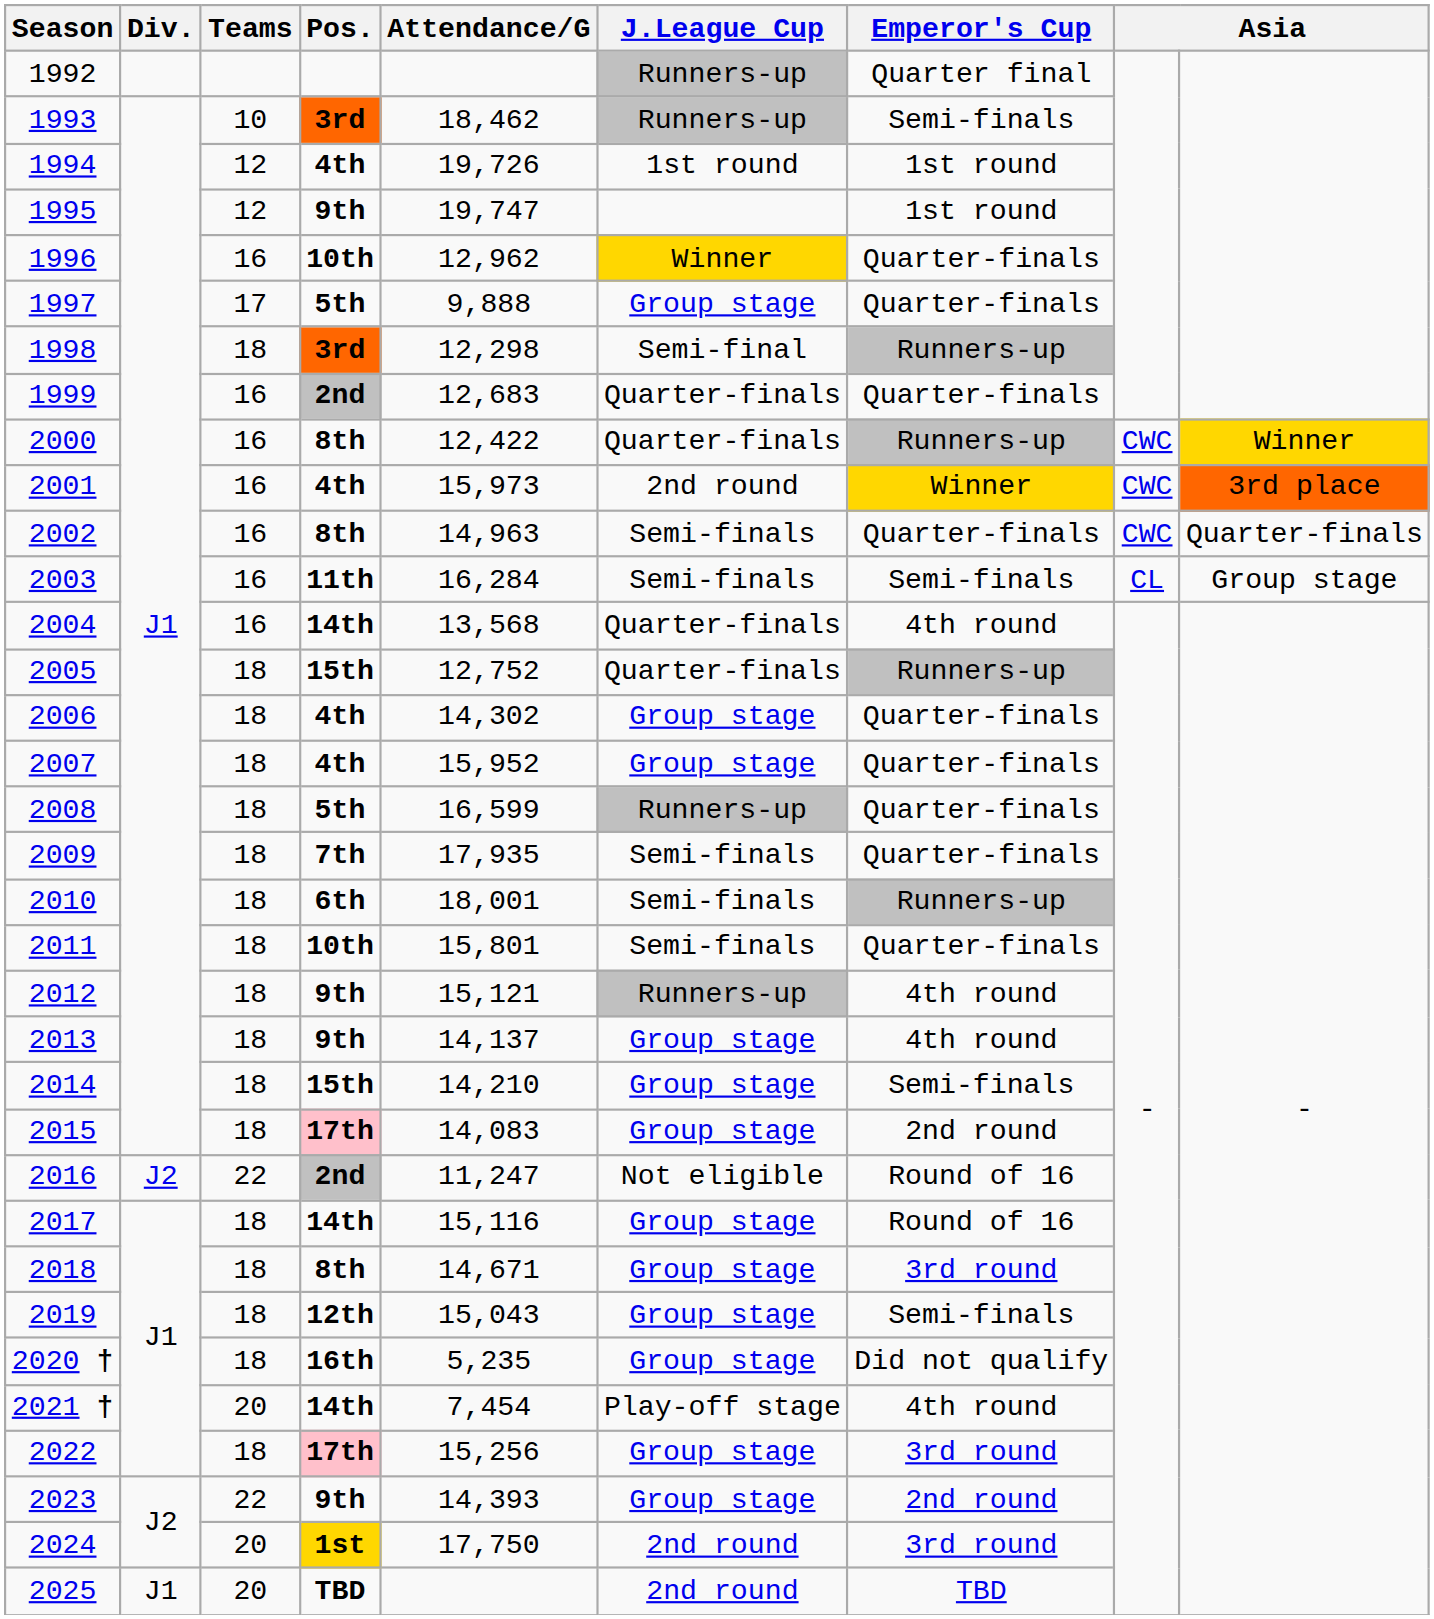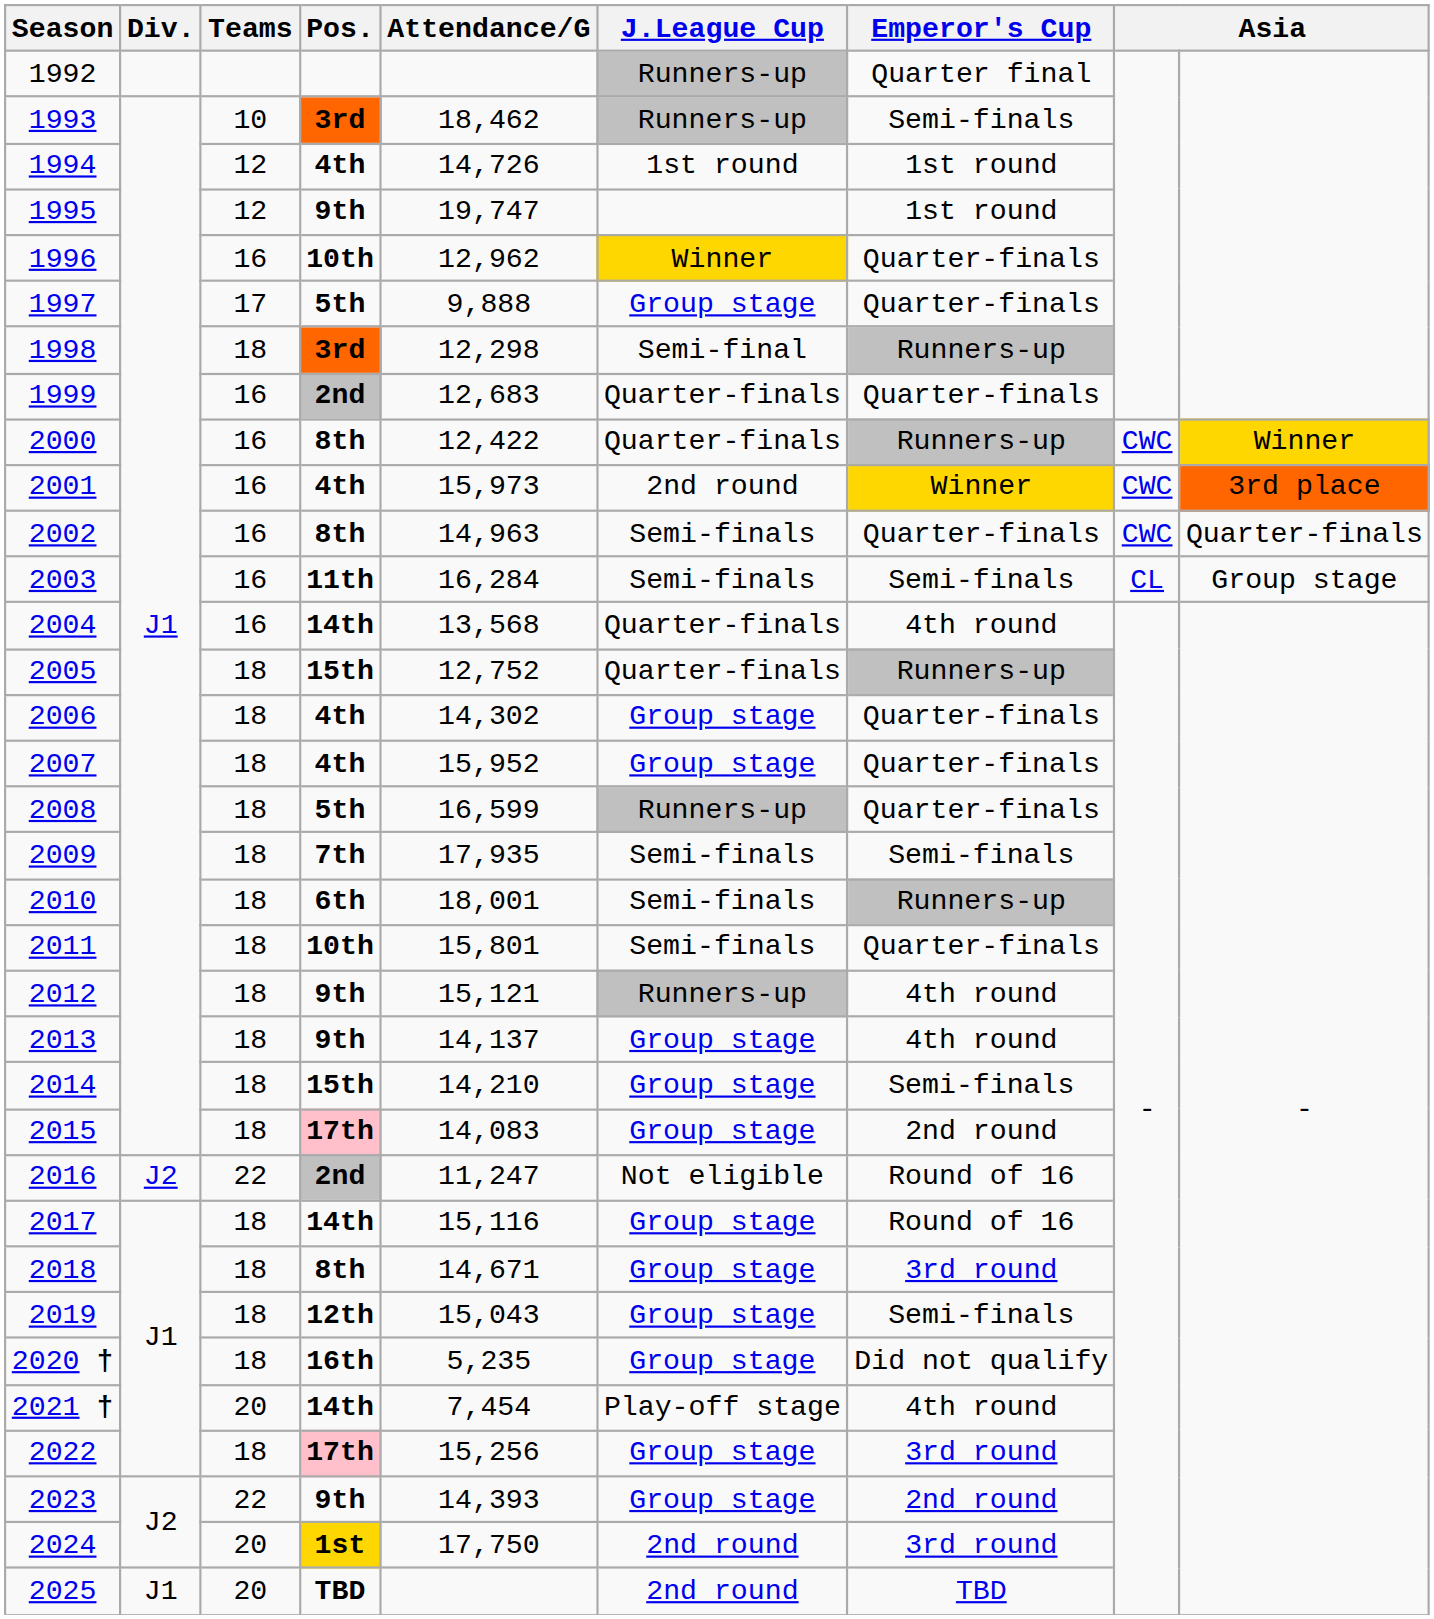(489, 166) 19,726 -> (489, 166) 14,726
(981, 856) Quarter-finals -> (981, 856) Semi-finals
